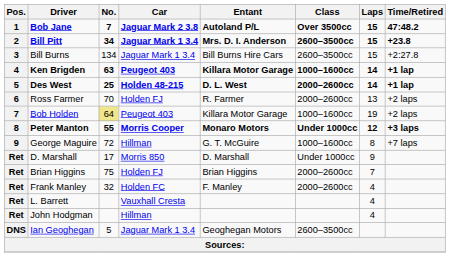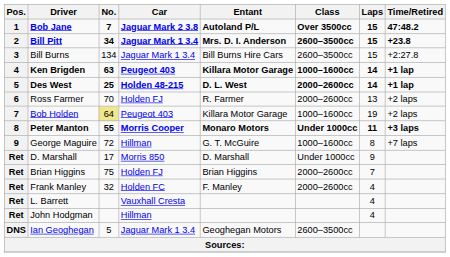(372, 128) 12 -> (372, 128) 11
